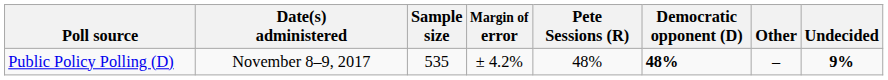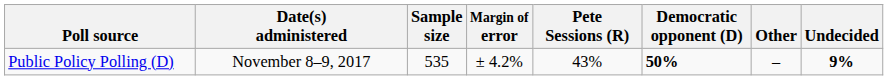(587, 61) 48% -> (587, 61) 43%
(662, 61) 48% -> (662, 61) 50%
